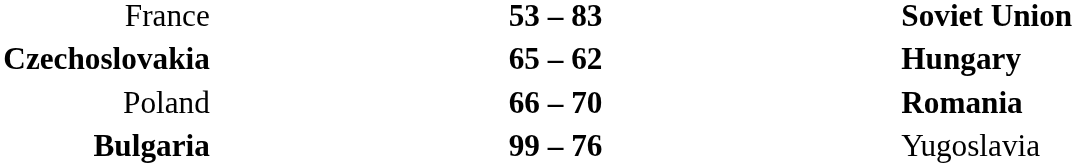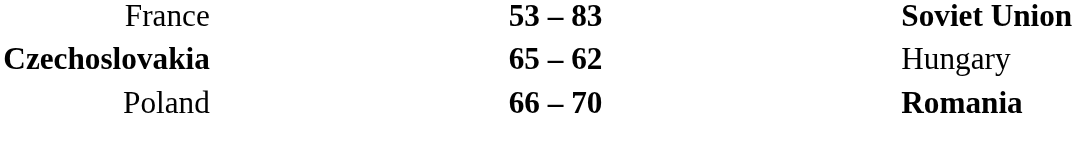(961, 59) bold -> (956, 59) normal
- row: (152, 145)
